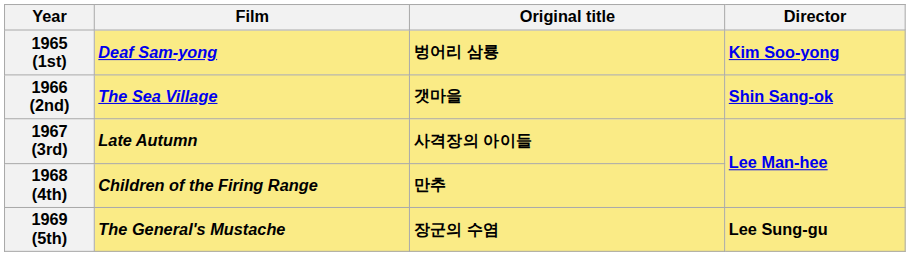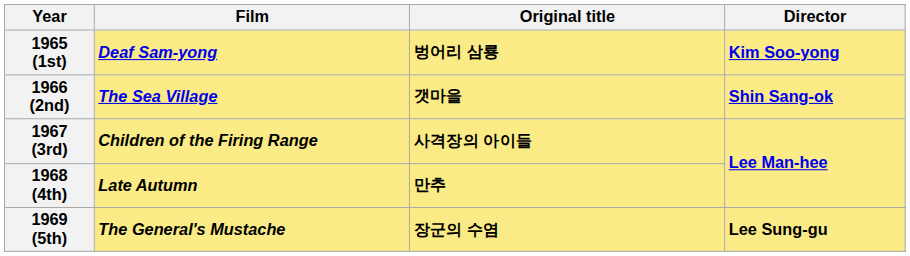(148, 140) Late Autumn -> (208, 140) Children of the Firing Range
(208, 185) Children of the Firing Range -> (148, 185) Late Autumn
